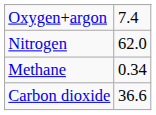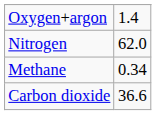(128, 17) 7.4 -> (128, 17) 1.4
